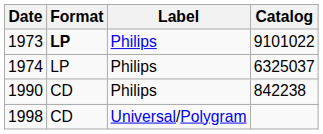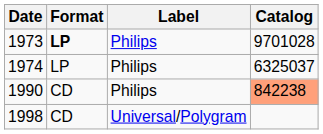(284, 41) 9101022 -> (284, 41) 9701028
(280, 91) no background -> (280, 91) lightsalmon background
